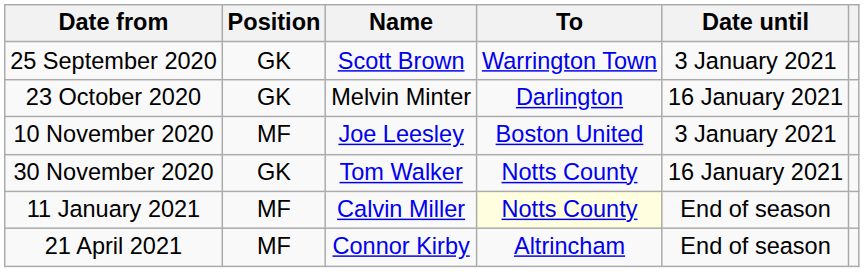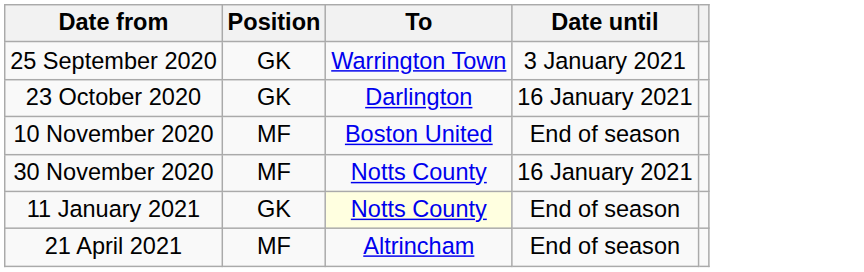- column: (401, 23)
(756, 135) 3 January 2021 -> (605, 135) End of season
(274, 172) GK -> (274, 172) MF
(274, 209) MF -> (274, 209) GK
